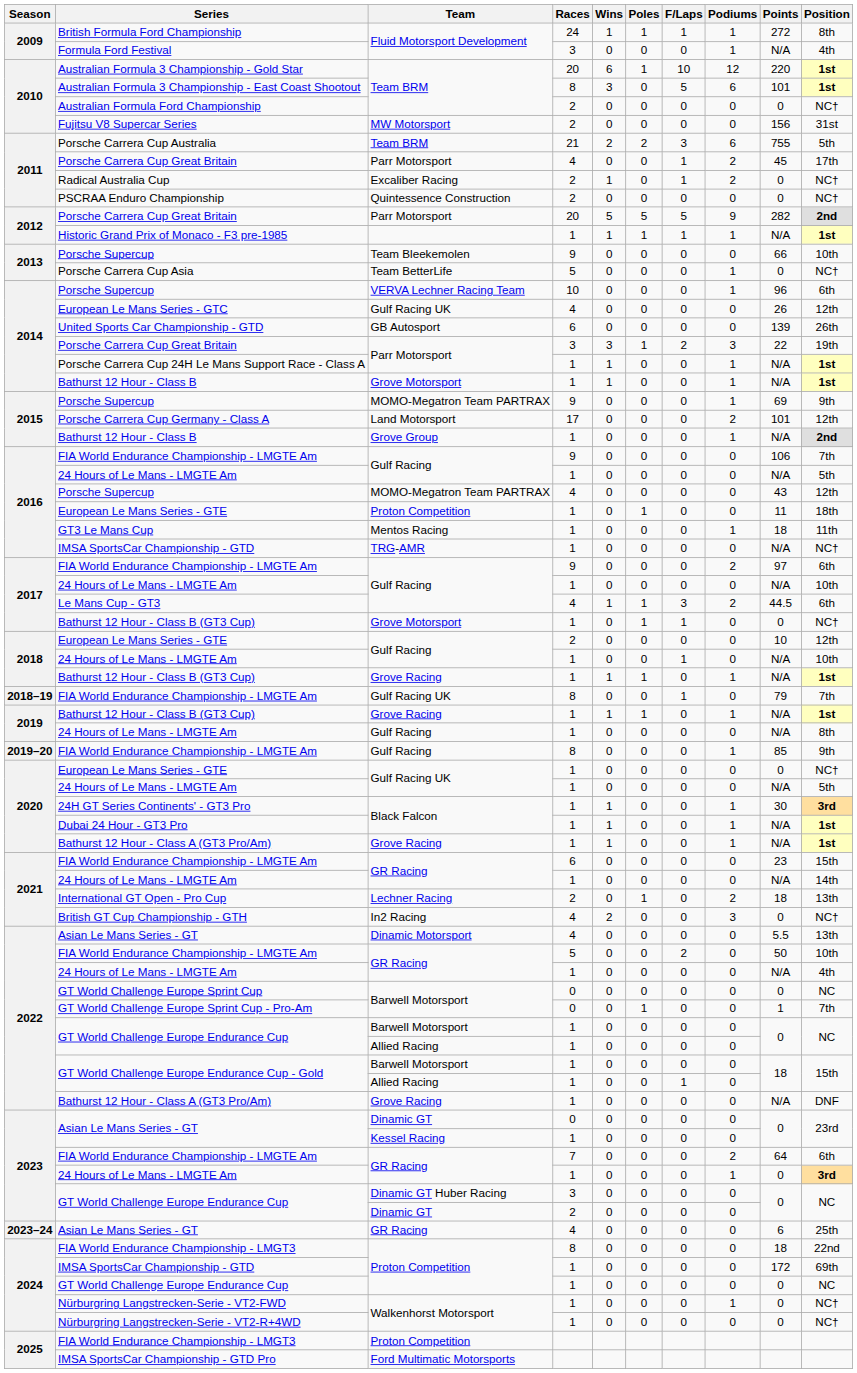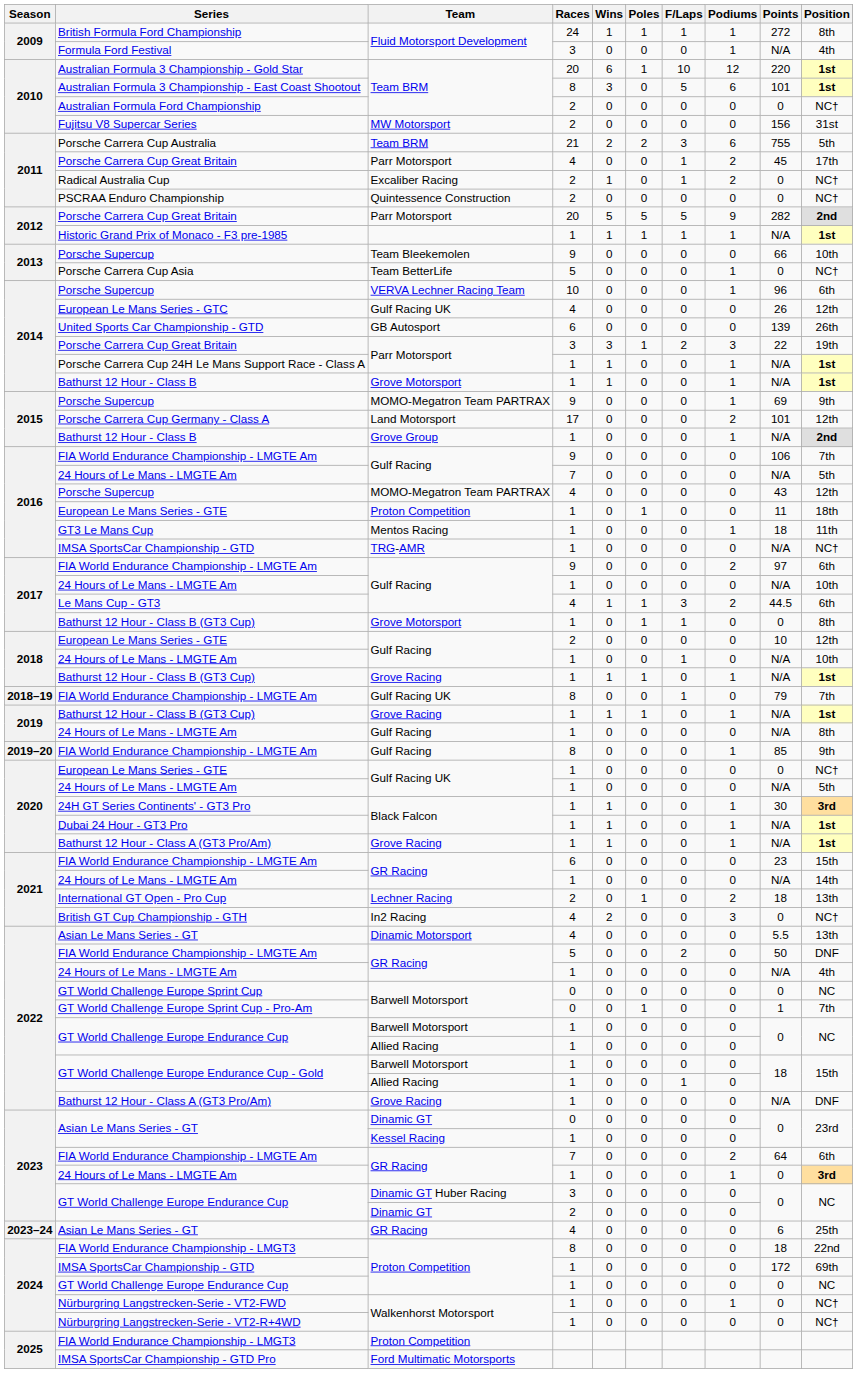(573, 475) 1 -> (573, 475) 7
(827, 622) NC† -> (827, 622) 8th
(827, 954) 10th -> (827, 954) DNF
